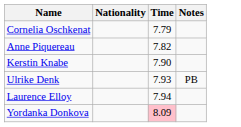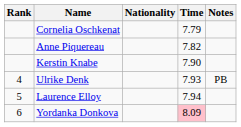+ column: (19, 12)
